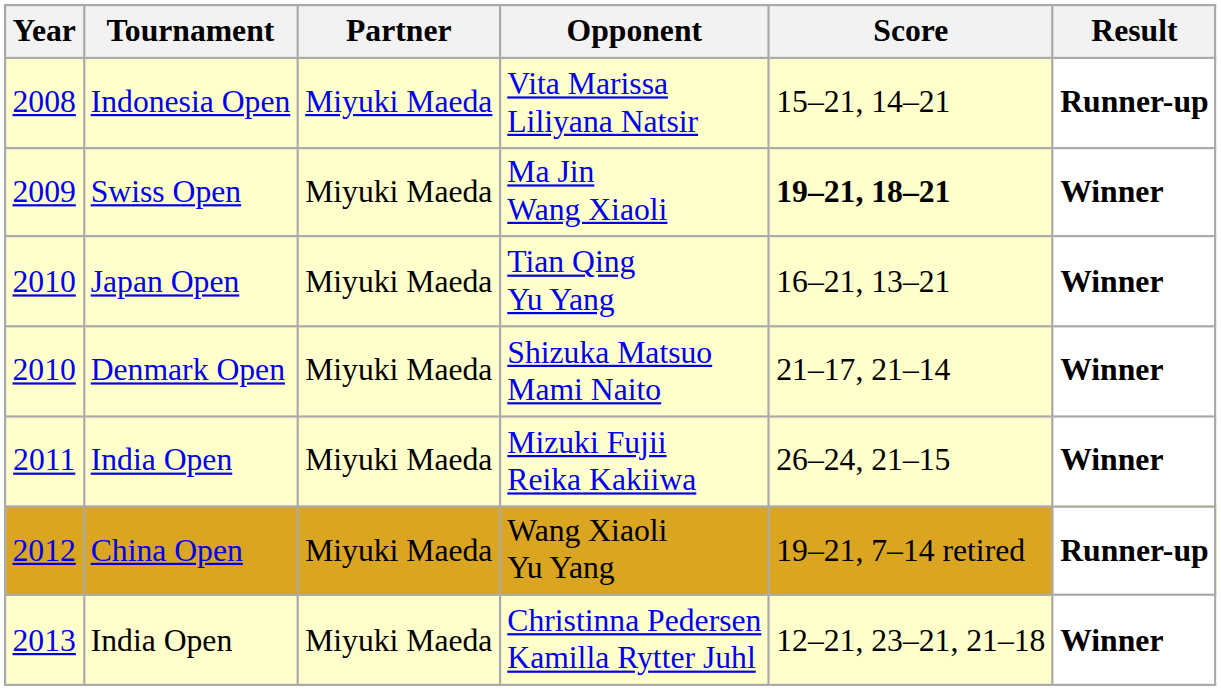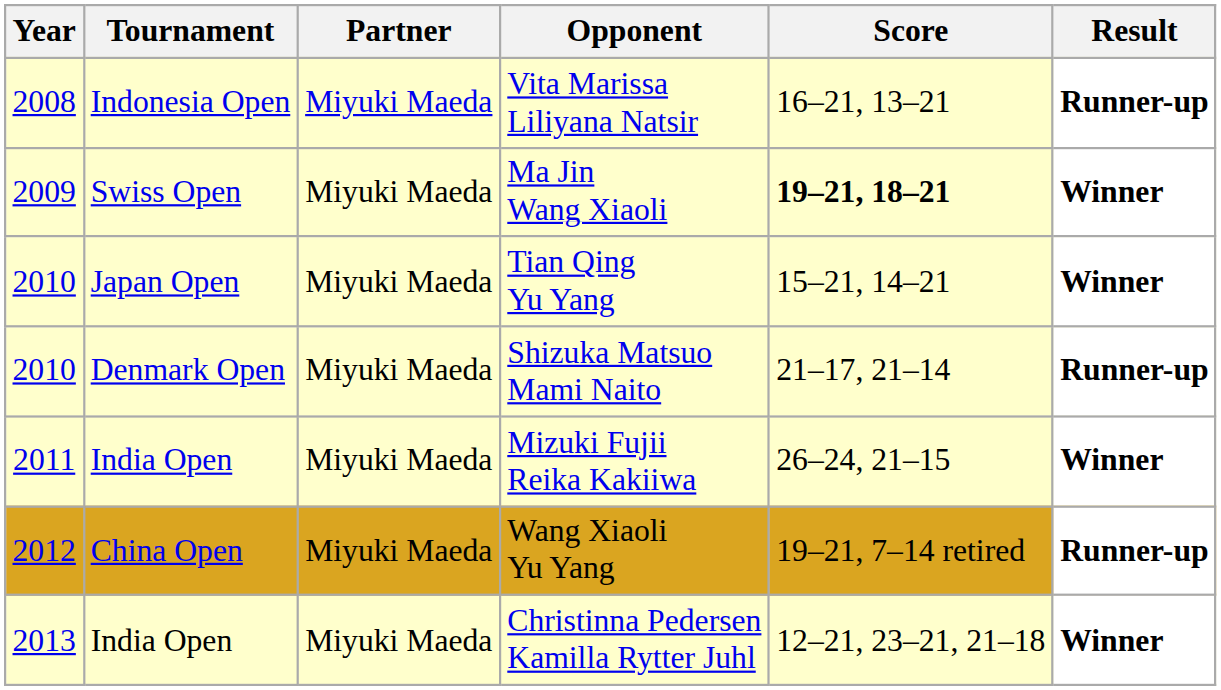(863, 101) 15–21, 14–21 -> (863, 101) 16–21, 13–21
(863, 281) 16–21, 13–21 -> (863, 281) 15–21, 14–21
(1112, 370) Winner -> (1134, 370) Runner-up
